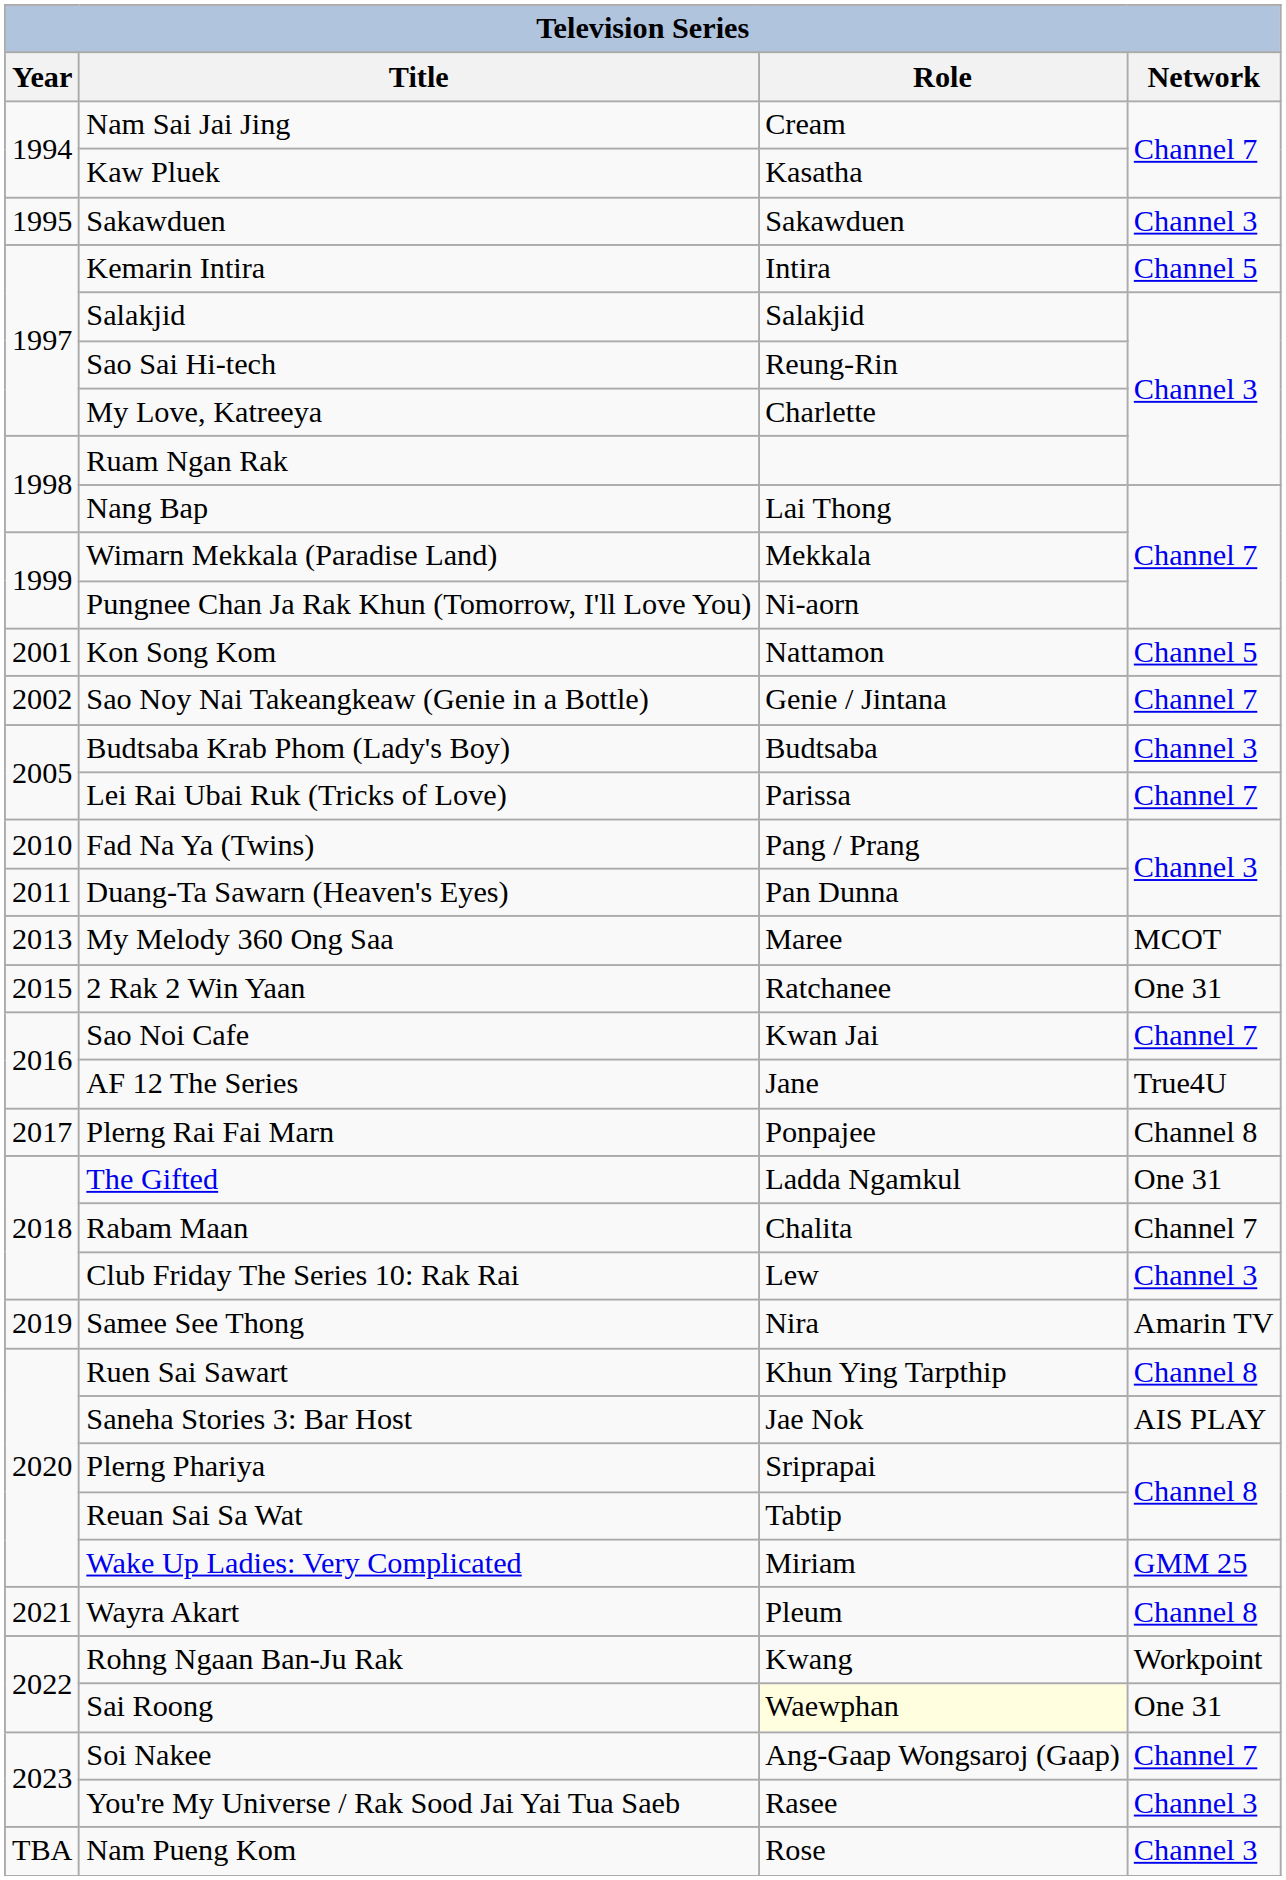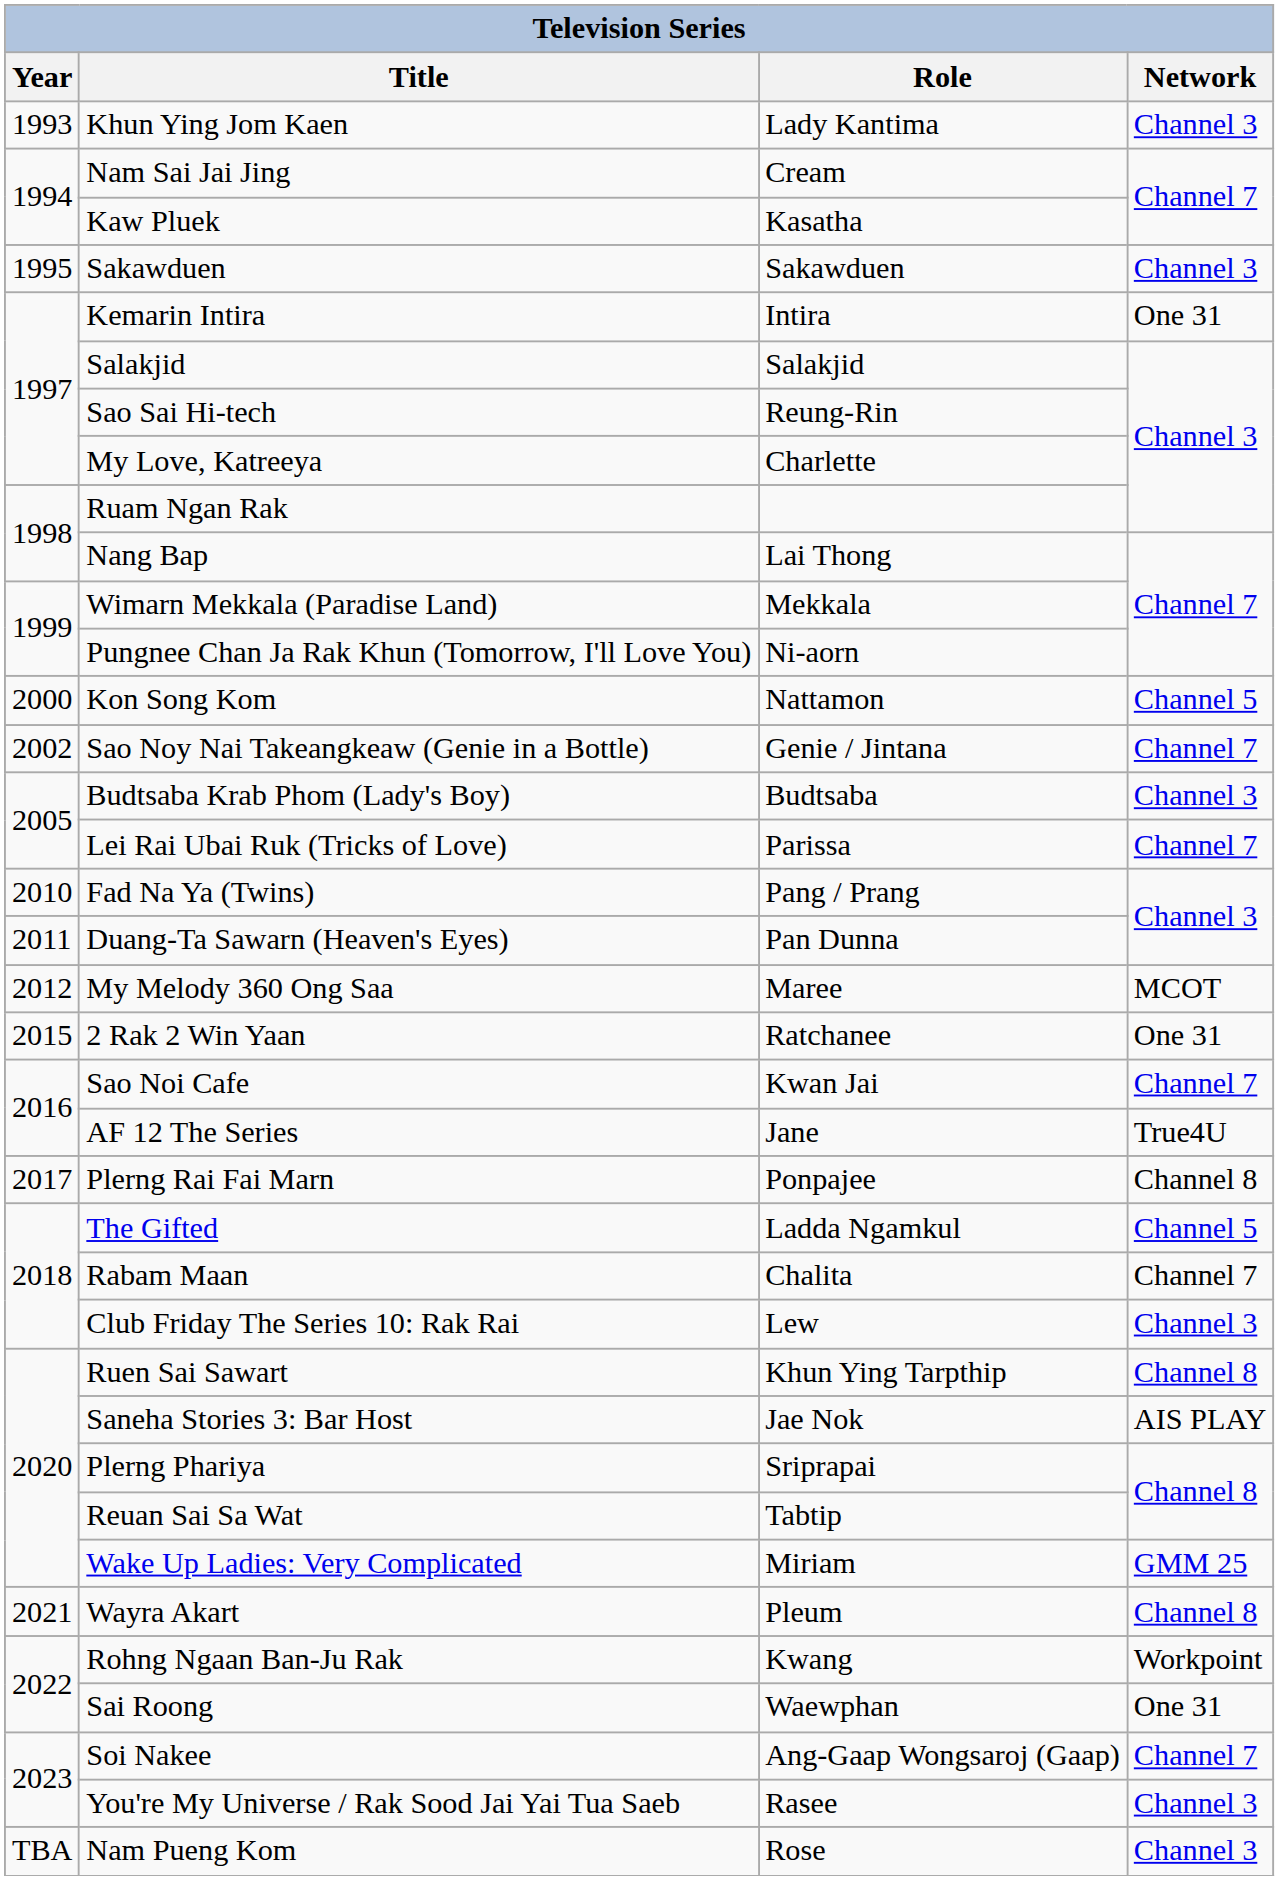+ row: (217, 124)
(1196, 268) Channel 5 -> (1178, 316) One 31
(42, 651) 2001 -> (42, 699) 2000
(42, 939) 2013 -> (42, 987) 2012
(1178, 1179) One 31 -> (1196, 1227) Channel 5
- row: (195, 1323)
(832, 1707) lightyellow background -> (832, 1707) no background
